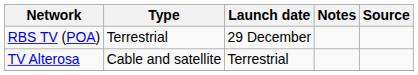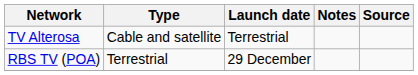rows swapped: (44, 59) <-> (54, 37)
